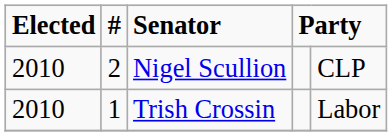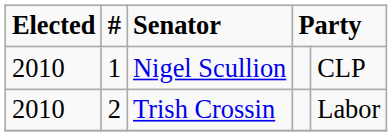(114, 67) 2 -> (114, 67) 1
(114, 109) 1 -> (114, 109) 2
